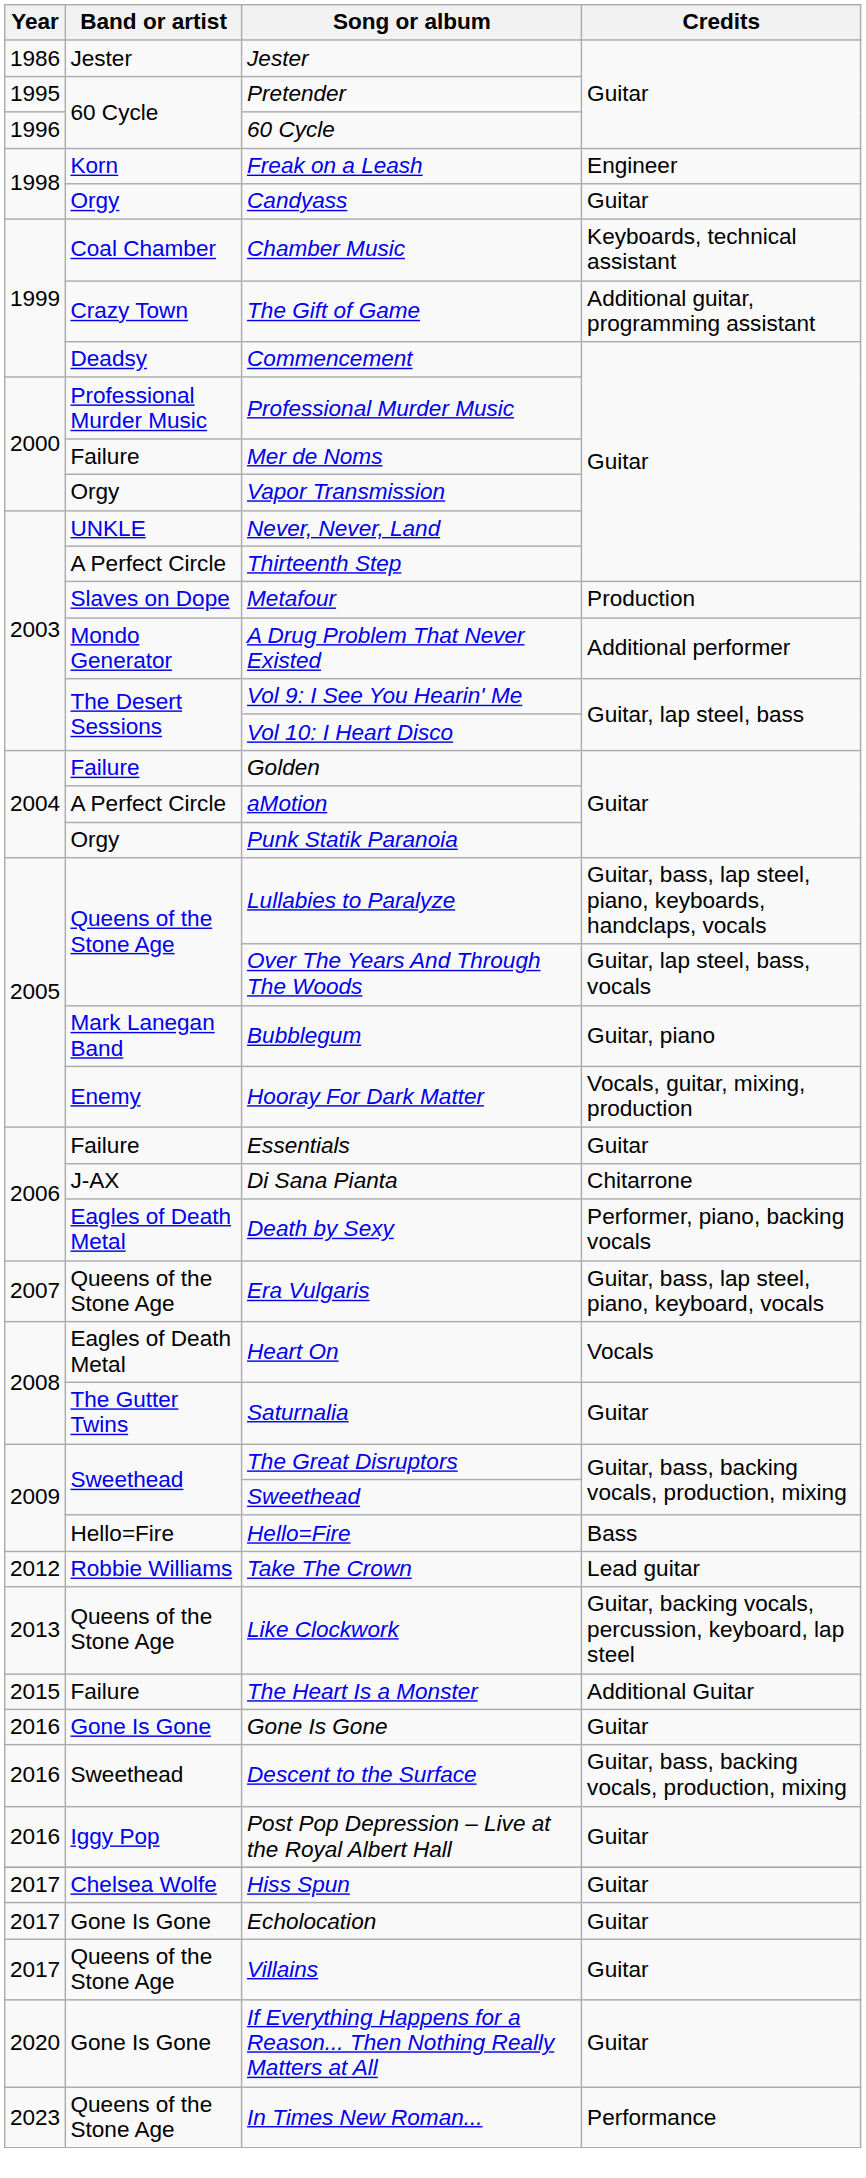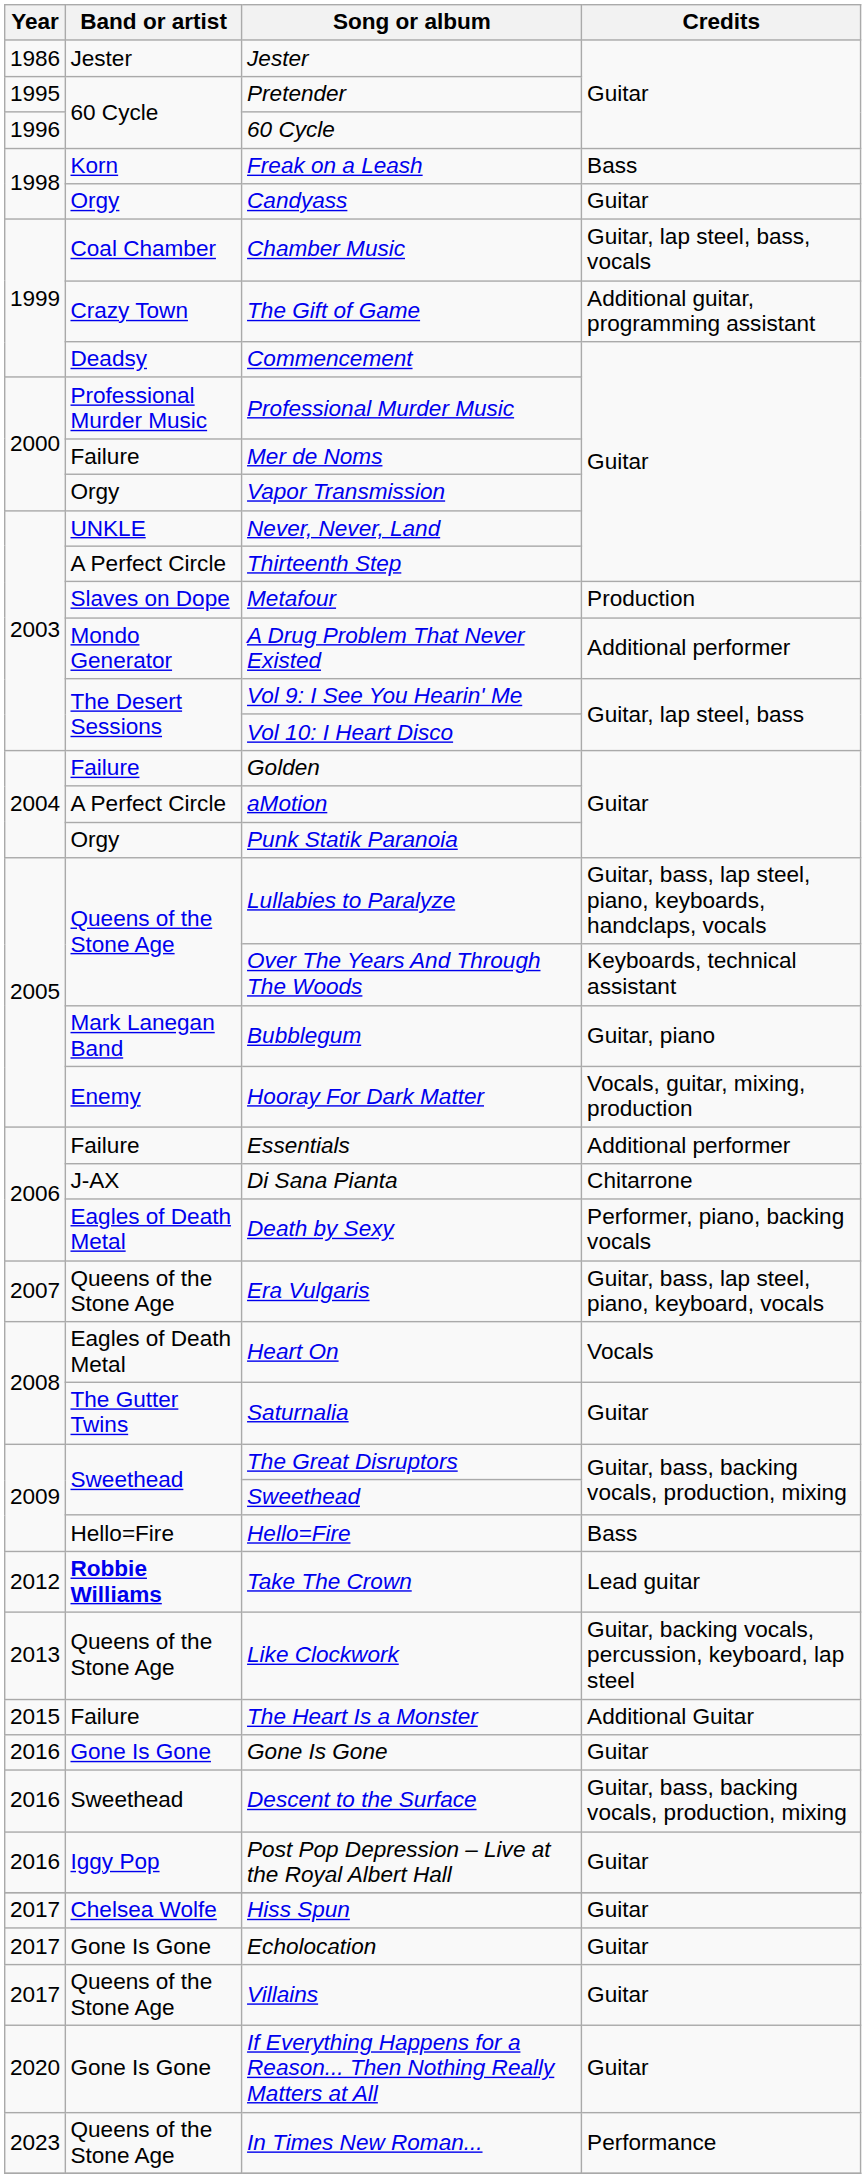(632, 165) Engineer -> (612, 165) Bass
(692, 249) Keyboards, technical assistant -> (699, 249) Guitar, lap steel, bass, vocals
(699, 974) Guitar, lap steel, bass, vocals -> (692, 974) Keyboards, technical assistant
(618, 1145) Guitar -> (689, 1145) Additional performer
(151, 1568) normal -> (116, 1581) bold
